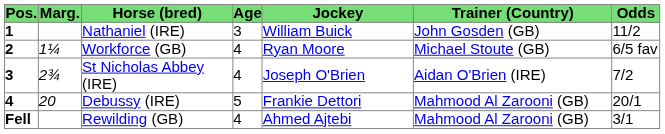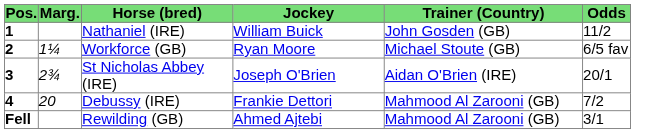- column: (248, 13)
(623, 75) 7/2 -> (598, 75) 20/1
(627, 101) 20/1 -> (593, 101) 7/2
